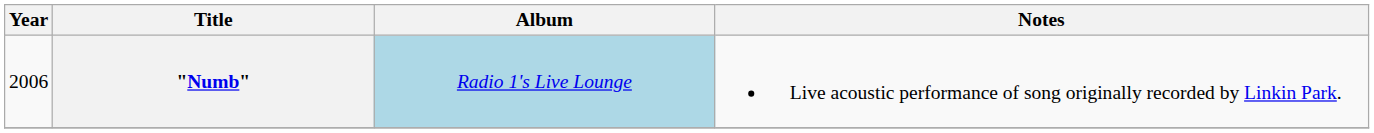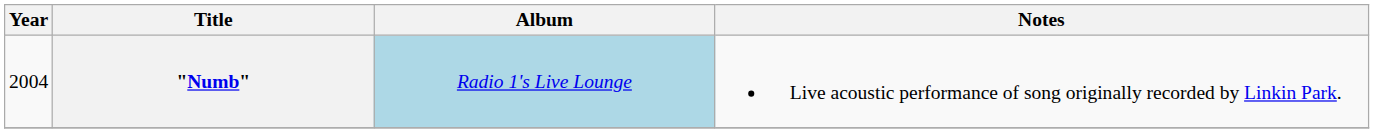(29, 81) 2006 -> (29, 81) 2004
